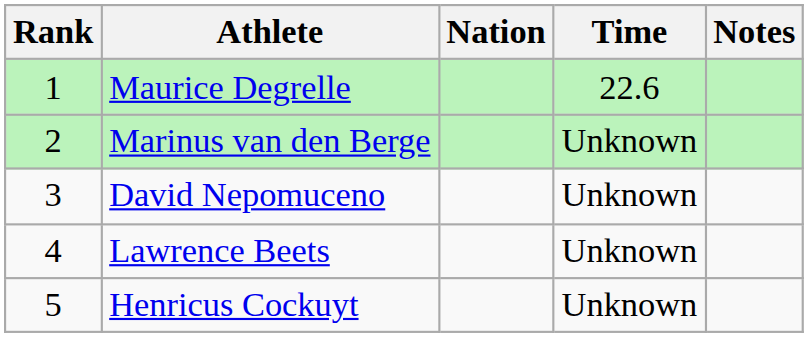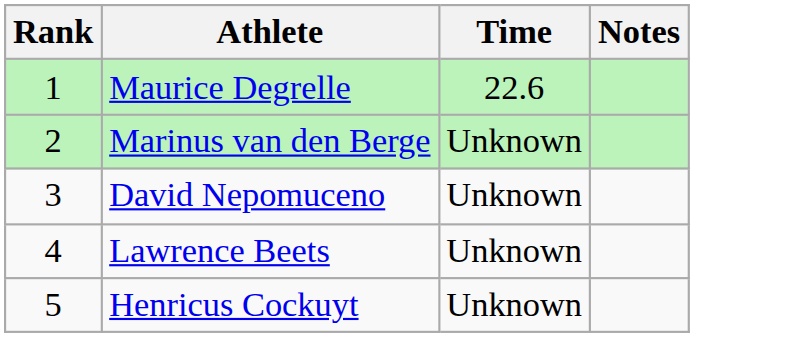- column: (496, 31)
